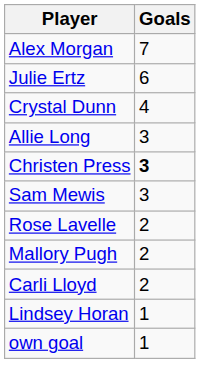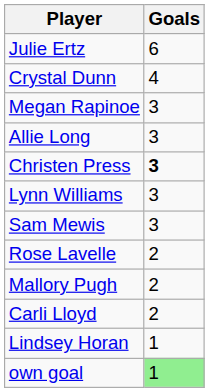- row: (61, 48)
+ row: (74, 107)
+ row: (66, 195)
(144, 343) no background -> (154, 372) lightgreen background
